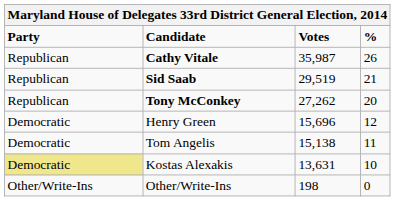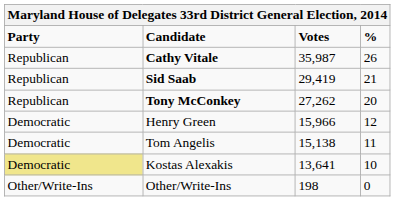(317, 79) 29,519 -> (317, 79) 29,419
(317, 121) 15,696 -> (317, 121) 15,966
(317, 164) 13,631 -> (317, 164) 13,641
